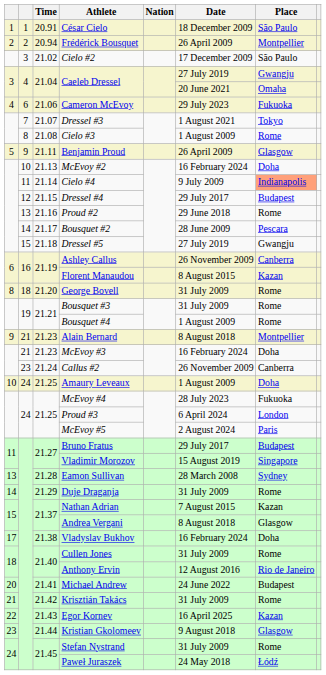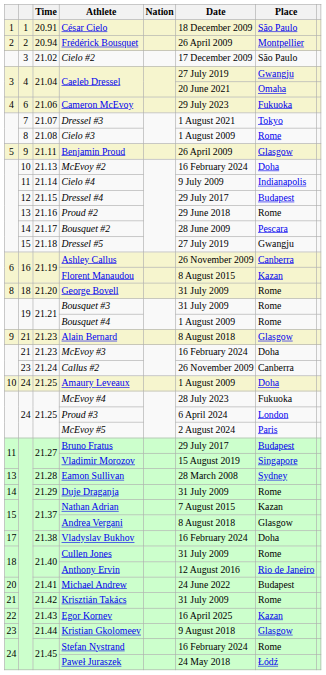(282, 182) lightsalmon background -> (282, 182) no background
(281, 337) Montpellier -> (275, 337) Glasgow
(203, 646) 31 July 2009 -> (213, 646) 16 February 2024
